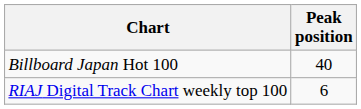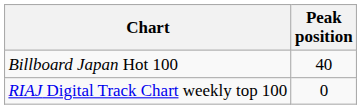(324, 90) 6 -> (324, 90) 0
